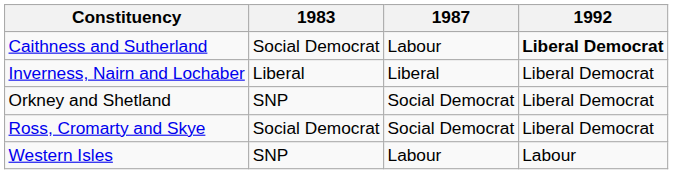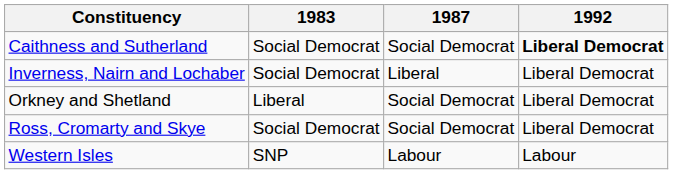(414, 45) Labour -> (451, 45) Social Democrat
(279, 73) Liberal -> (316, 73) Social Democrat
(271, 100) SNP -> (279, 100) Liberal
